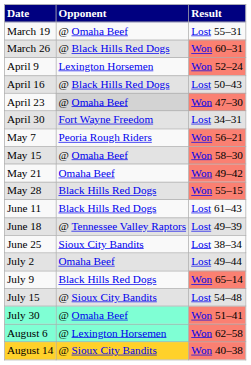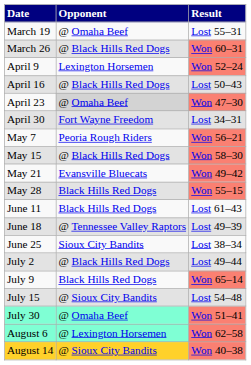(93, 155) @ Omaha Beef -> (114, 155) @ Black Hills Red Dogs
(87, 173) Omaha Beef -> (103, 173) Evansville Bluecats
(87, 262) Omaha Beef -> (114, 262) @ Black Hills Red Dogs
